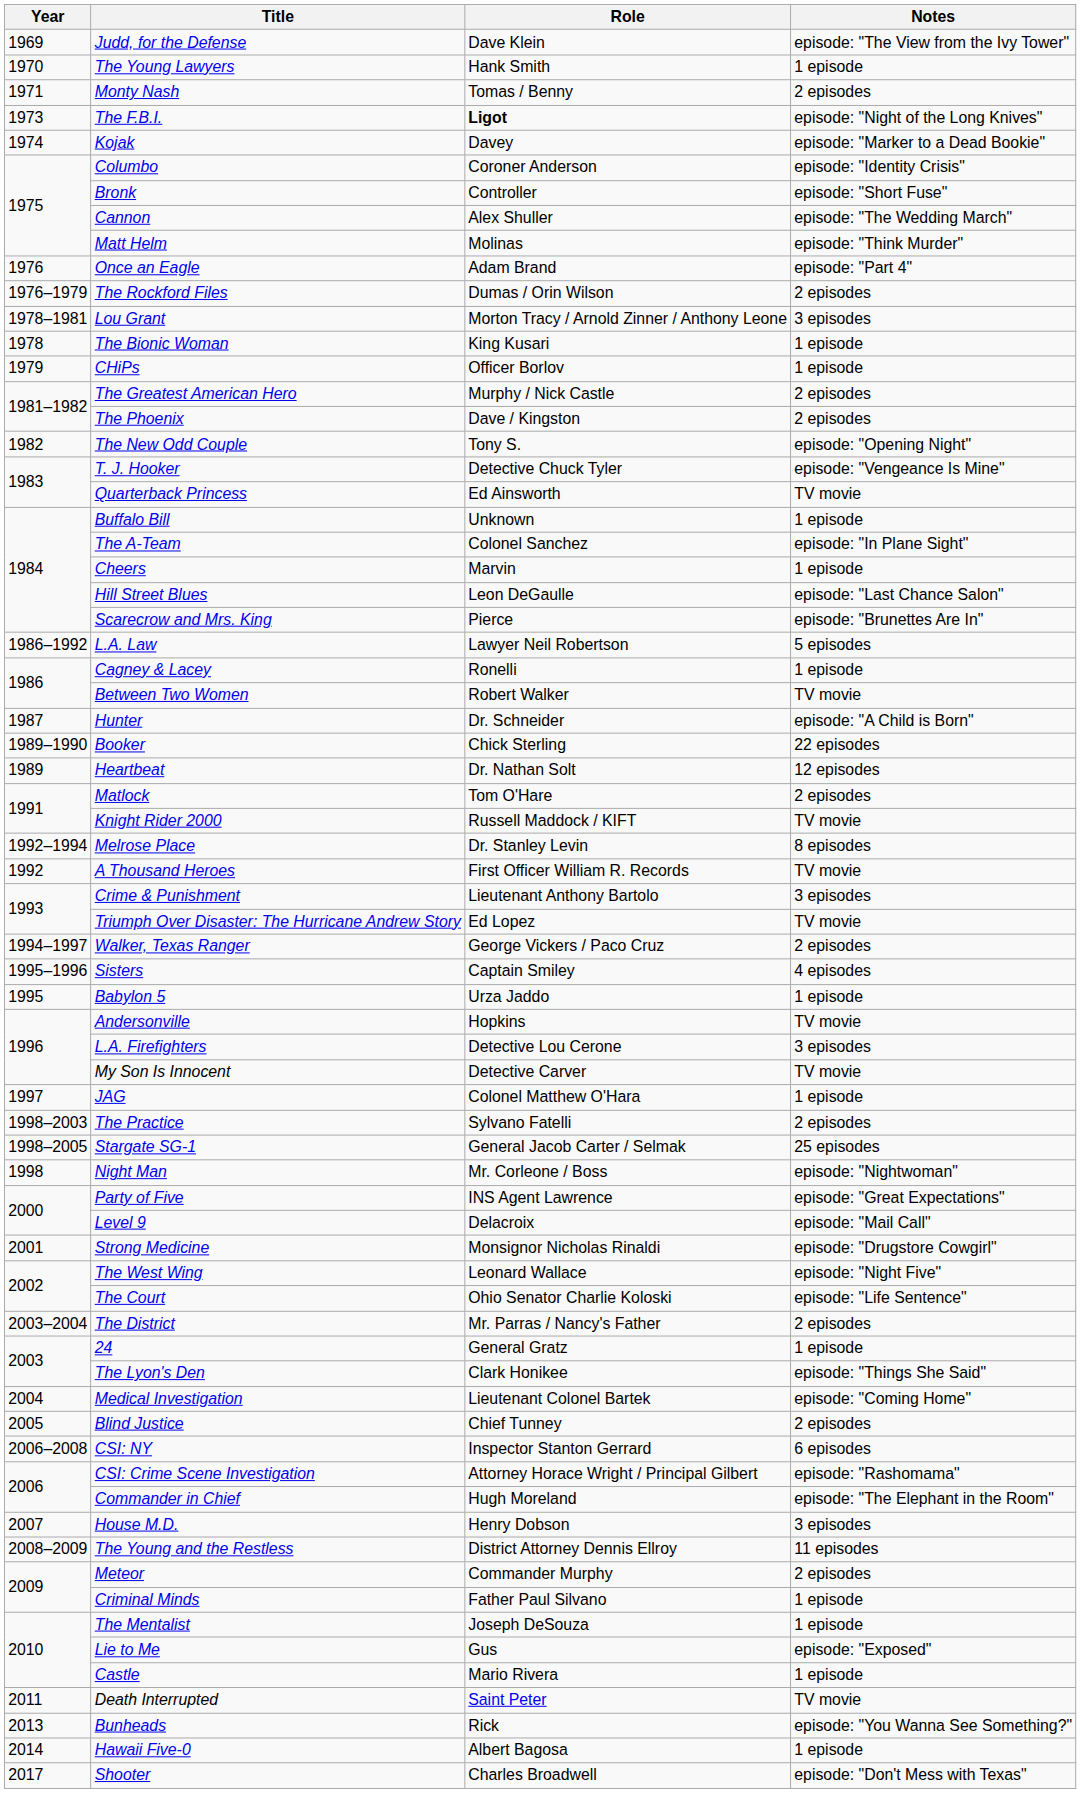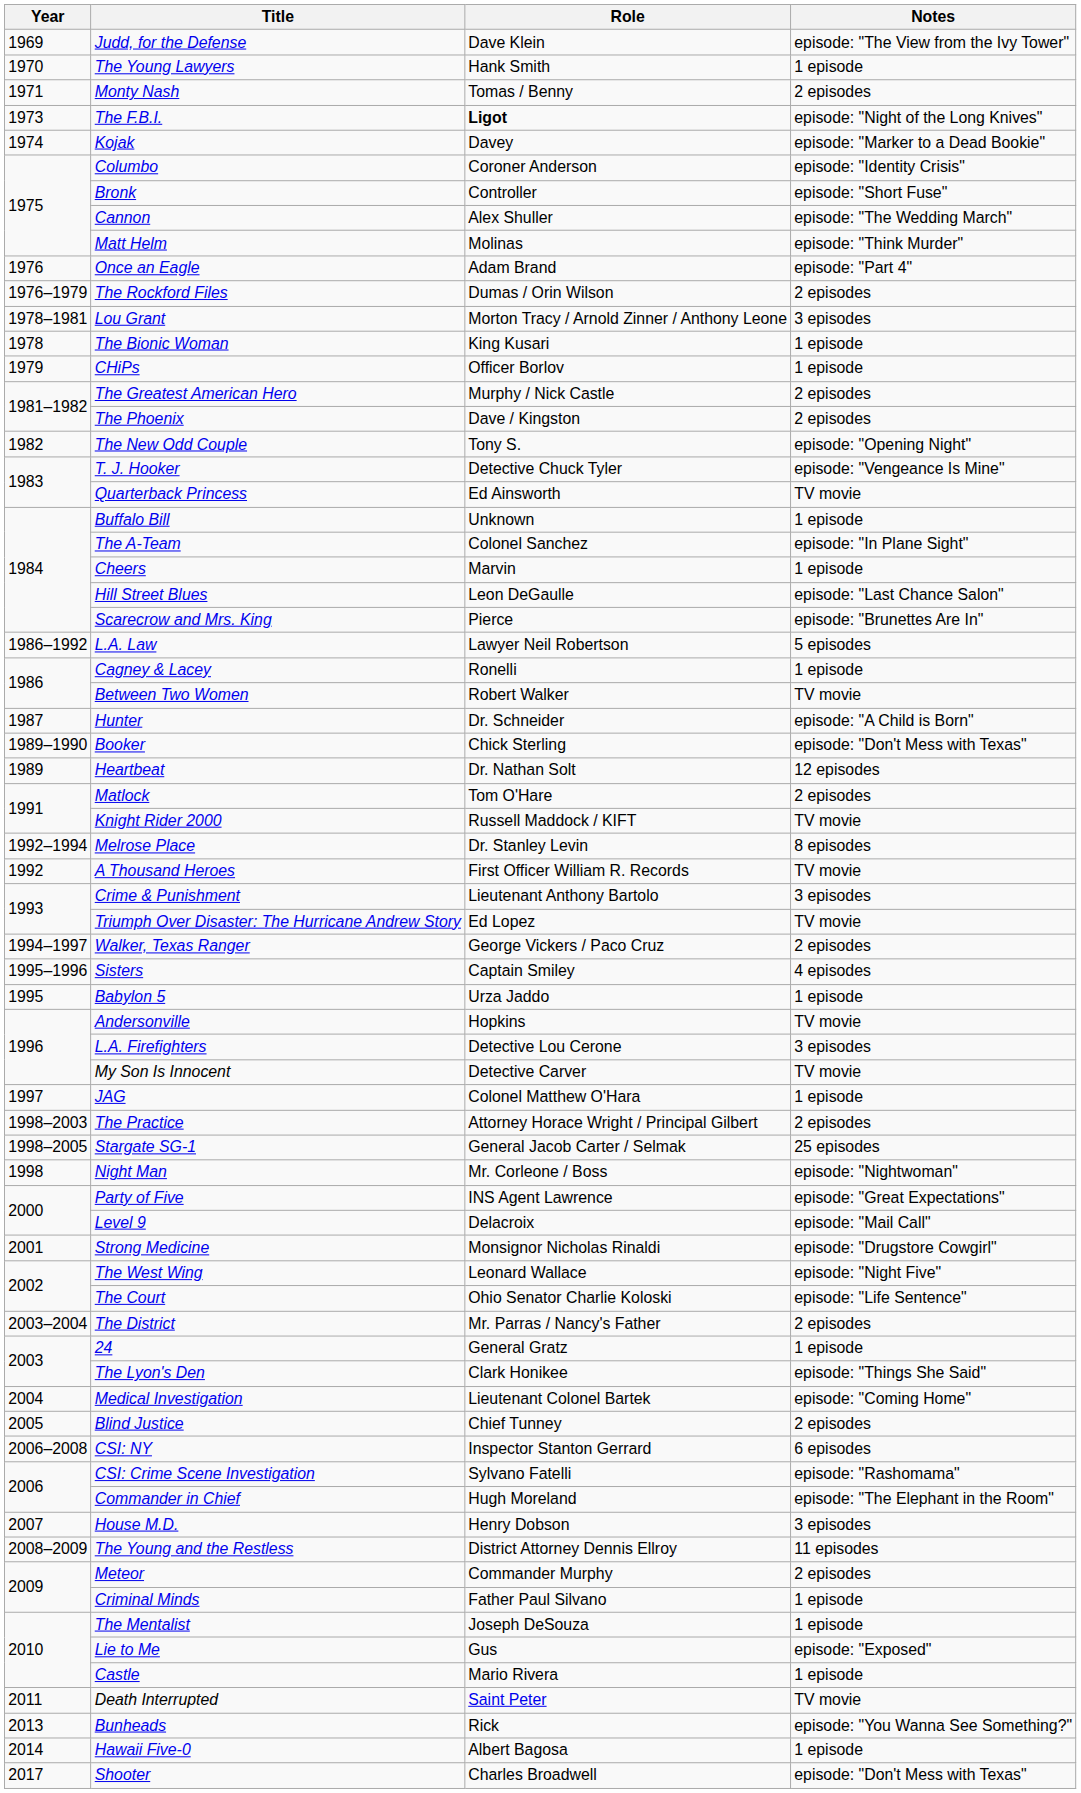(837, 745) 22 episodes -> (910, 745) episode: "Don't Mess with Texas"
(520, 1122) Sylvano Fatelli -> (613, 1122) Attorney Horace Wright / Principal Gilbert
(613, 1474) Attorney Horace Wright / Principal Gilbert -> (520, 1474) Sylvano Fatelli
